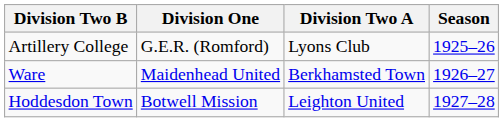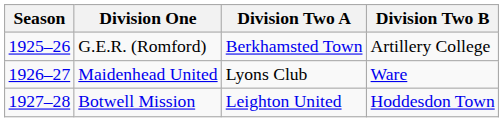columns swapped: (464, 18) <-> (71, 18)
(329, 46) Lyons Club -> (294, 46) Berkhamsted Town
(357, 74) Berkhamsted Town -> (267, 74) Lyons Club
